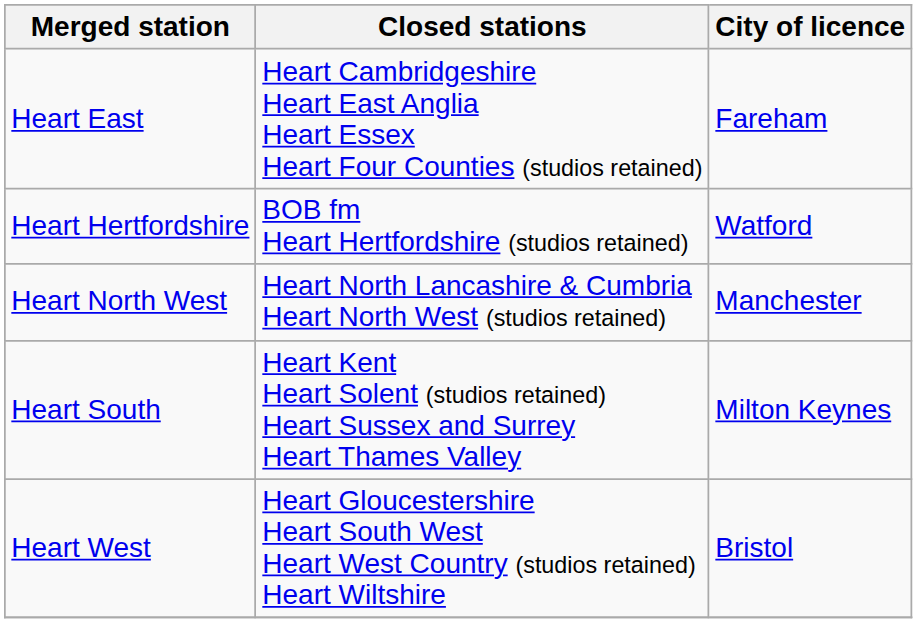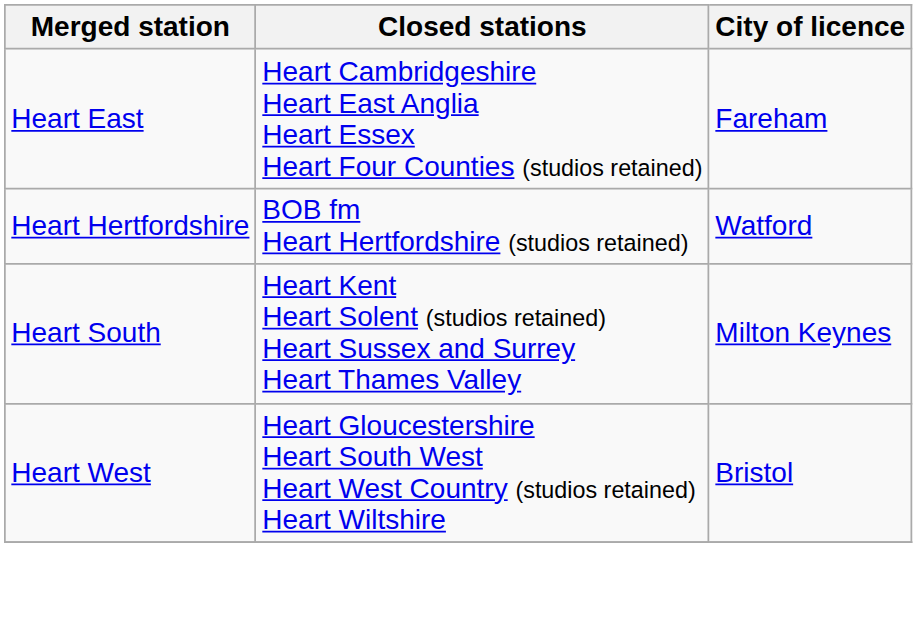- row: (119, 301)
